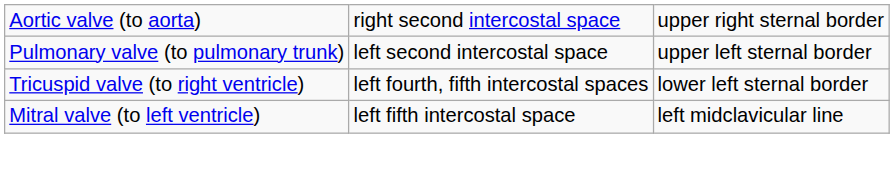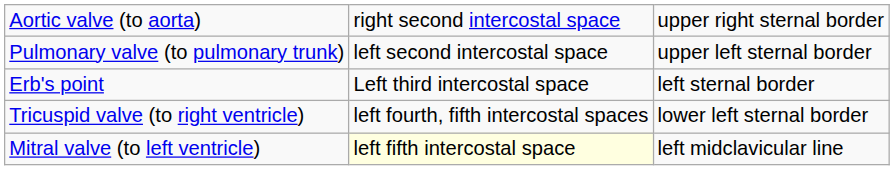+ row: (57, 84)
(465, 116) no background -> (465, 148) lightyellow background
